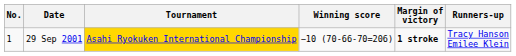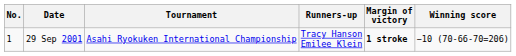columns swapped: (347, 16) <-> (478, 16)
(192, 40) gold background -> (192, 40) no background
